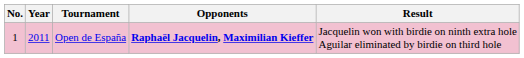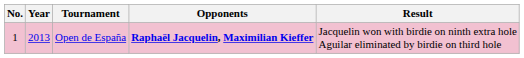(39, 38) 2011 -> (39, 38) 2013
